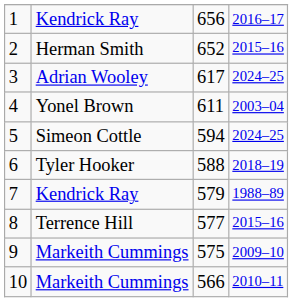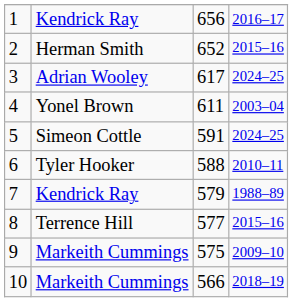(211, 135) 594 -> (211, 135) 591
(258, 164) 2018–19 -> (258, 164) 2010–11
(258, 281) 2010–11 -> (258, 281) 2018–19
